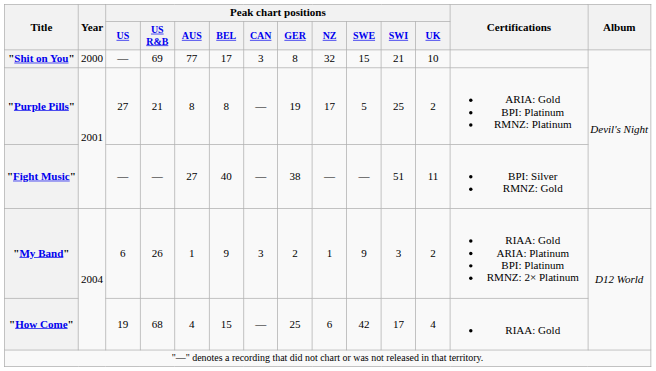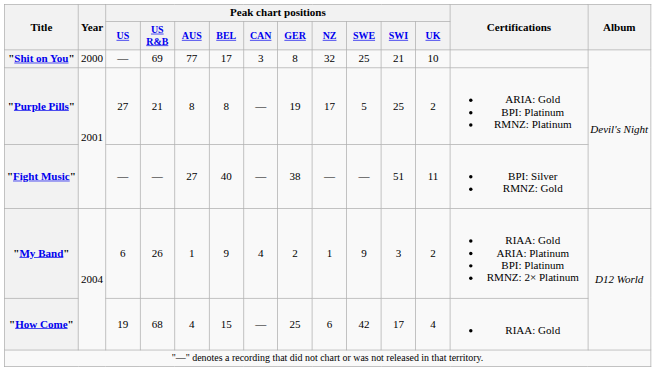(364, 58) 15 -> (364, 58) 25
(261, 253) 3 -> (261, 253) 4
